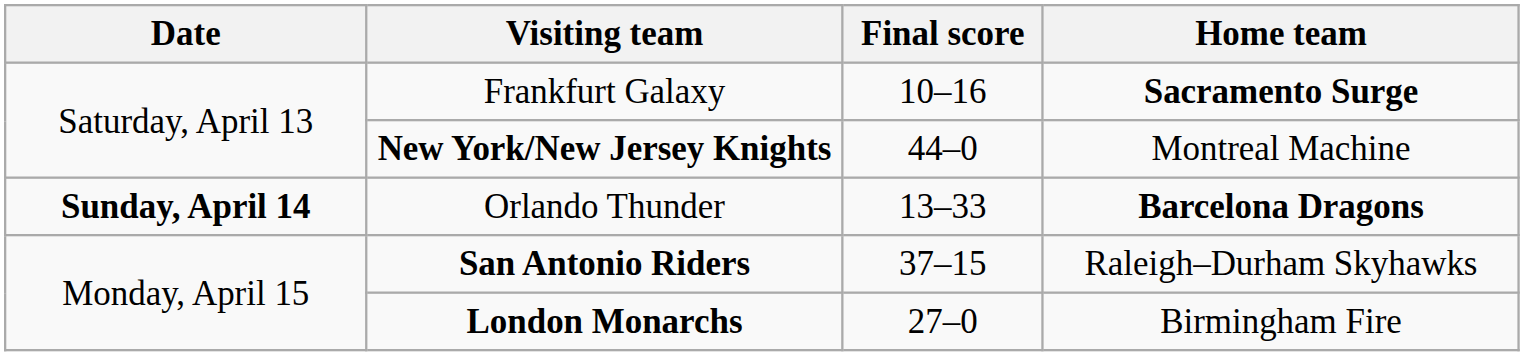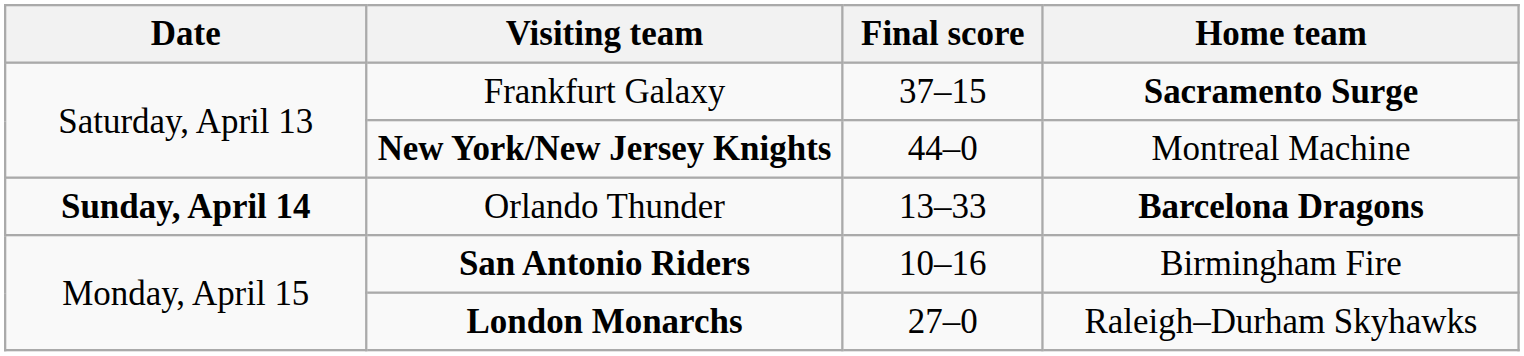(943, 91) 10–16 -> (943, 91) 37–15
(943, 264) 37–15 -> (943, 264) 10–16
(1281, 264) Raleigh–Durham Skyhawks -> (1281, 264) Birmingham Fire
(1281, 321) Birmingham Fire -> (1281, 321) Raleigh–Durham Skyhawks
